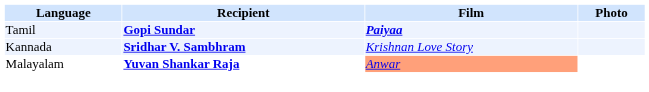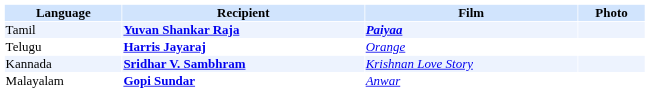(159, 30) Gopi Sundar -> (181, 30) Yuvan Shankar Raja
+ row: (24, 47)
(181, 64) Yuvan Shankar Raja -> (159, 81) Gopi Sundar
(383, 64) lightsalmon background -> (383, 81) no background
